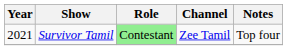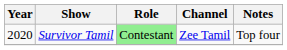(20, 34) 2021 -> (20, 34) 2020
